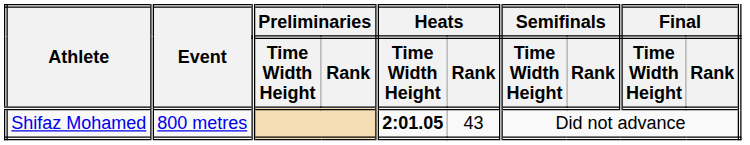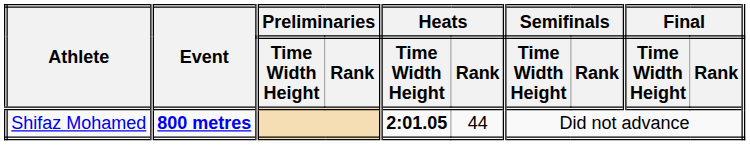(202, 124) normal -> (204, 124) bold
(474, 124) 43 -> (478, 124) 44
